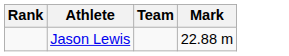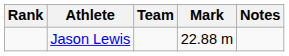+ column: (260, 16)
